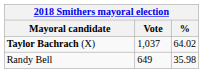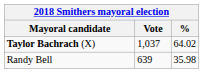(145, 60) 649 -> (145, 60) 639
